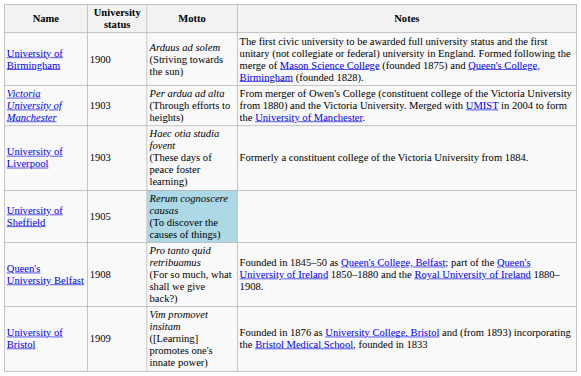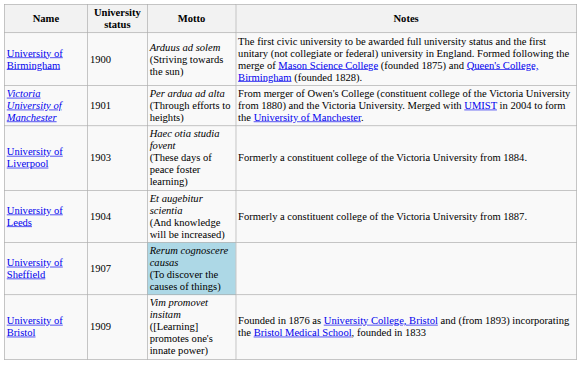(100, 105) 1903 -> (100, 105) 1901
+ row: (35, 216)
(100, 216) 1905 -> (100, 268) 1907
- row: (45, 274)
